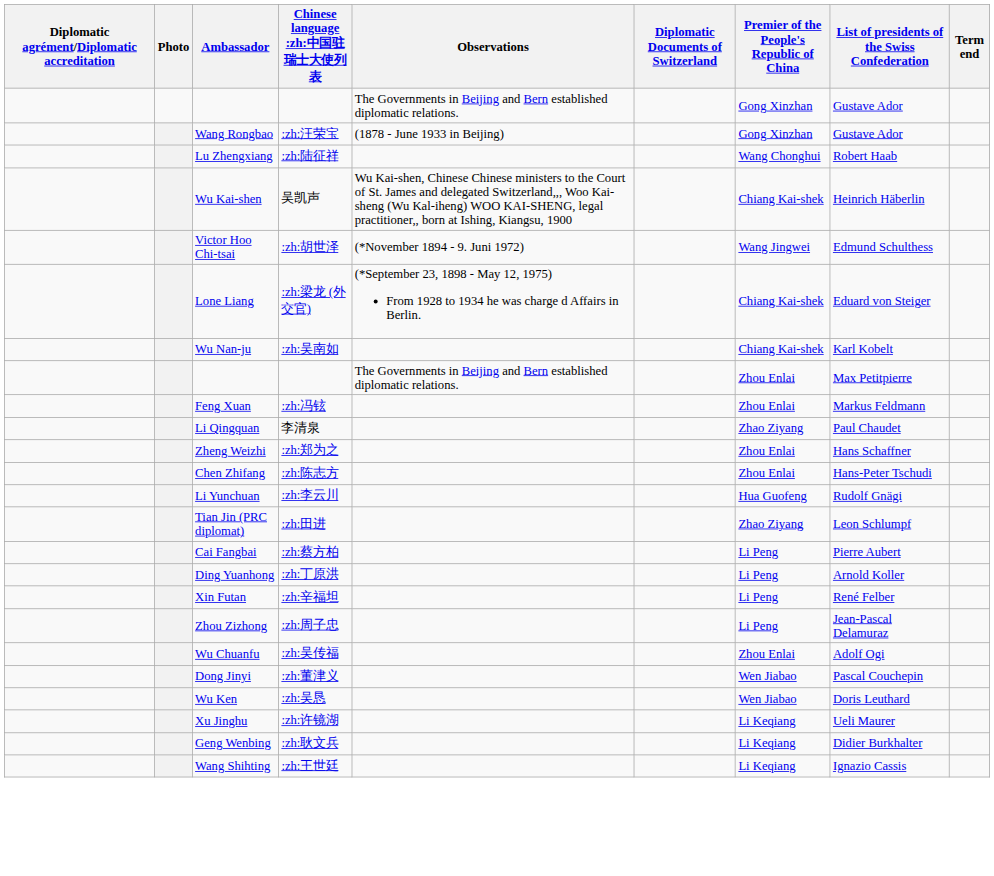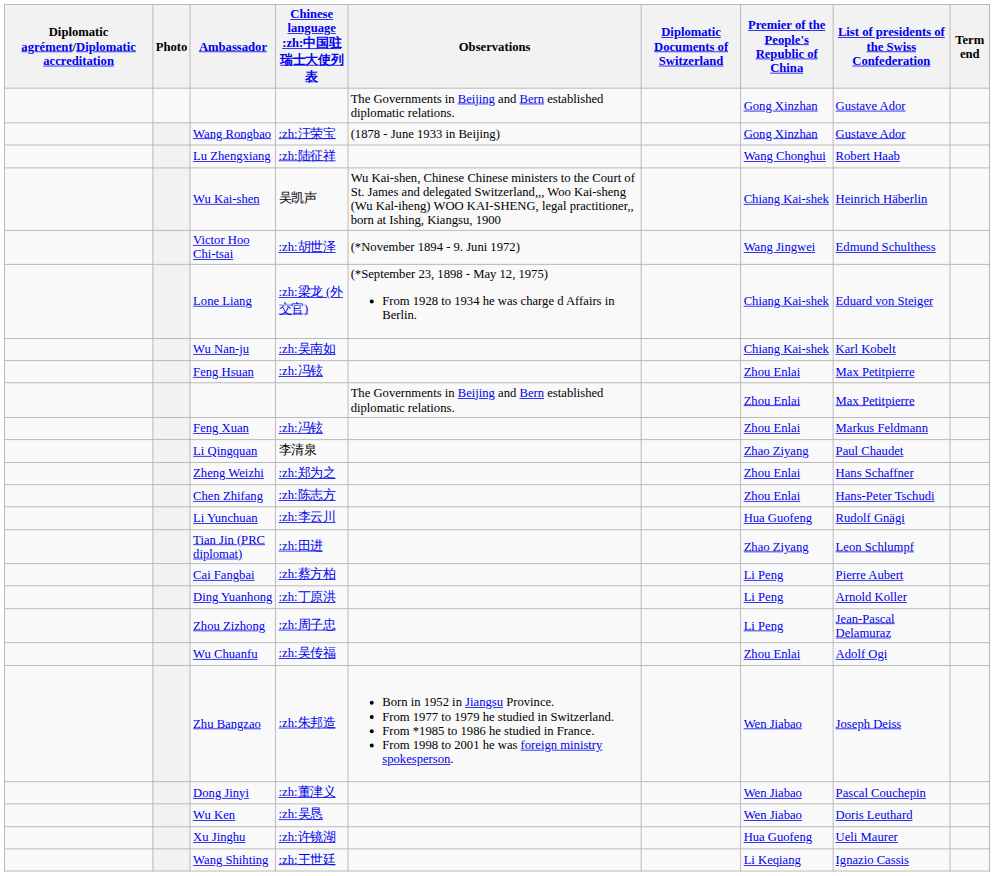+ row: (223, 371)
- row: (221, 597)
+ row: (227, 723)
(767, 721) Li Keqiang -> (778, 837) Hua Guofeng
- row: (233, 743)
